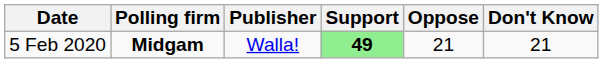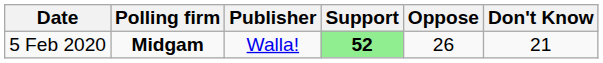(362, 44) 49 -> (362, 44) 52
(443, 44) 21 -> (443, 44) 26
